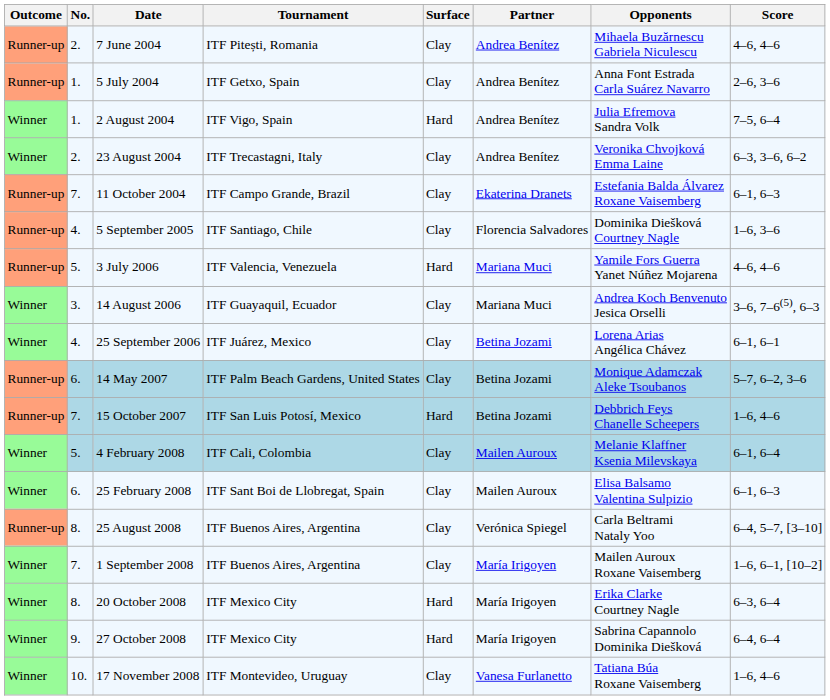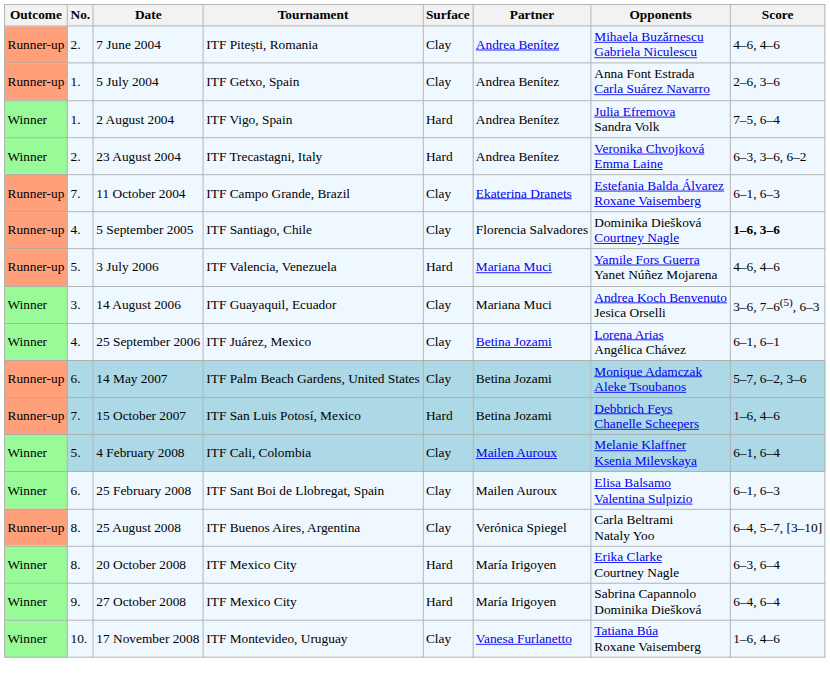(439, 155) Clay -> (439, 155) Hard
(756, 229) normal -> (756, 229) bold
- row: (145, 564)
